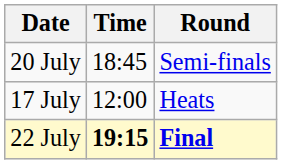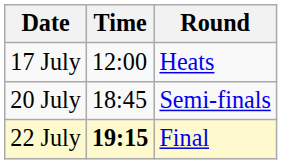rows swapped: (46, 100) <-> (46, 61)
(186, 138) bold -> (184, 138) normal
